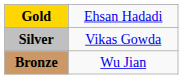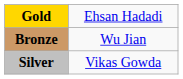rows swapped: (36, 38) <-> (36, 62)
